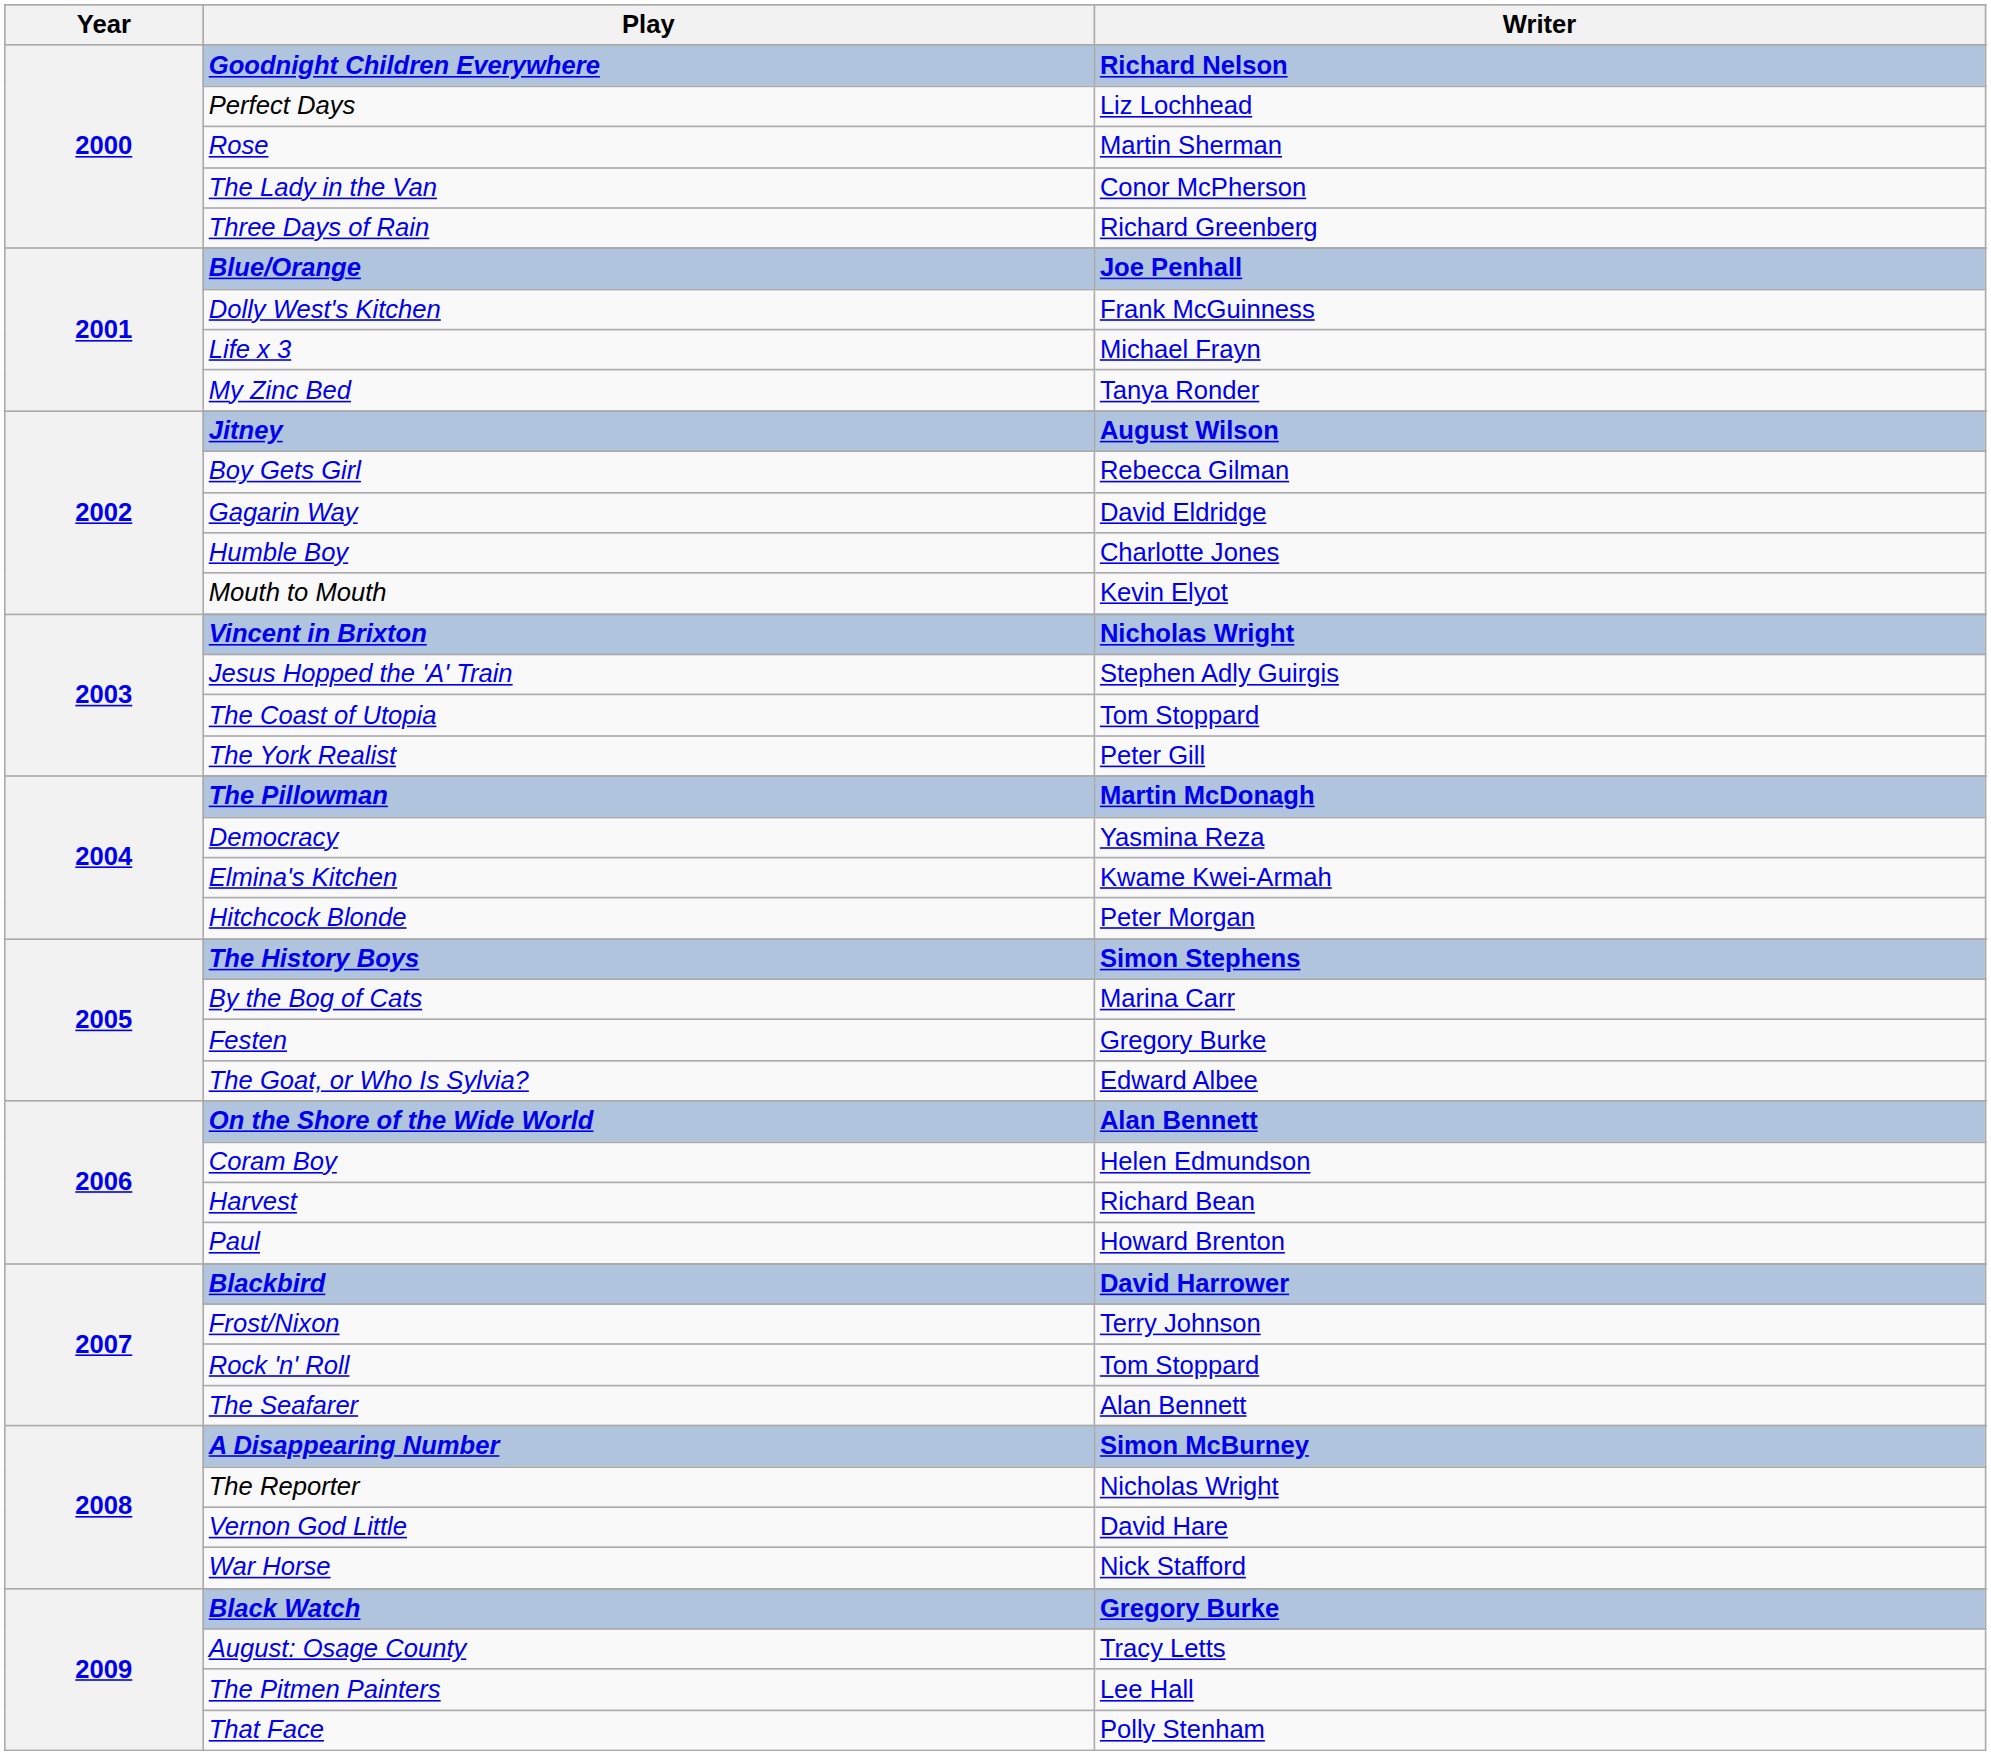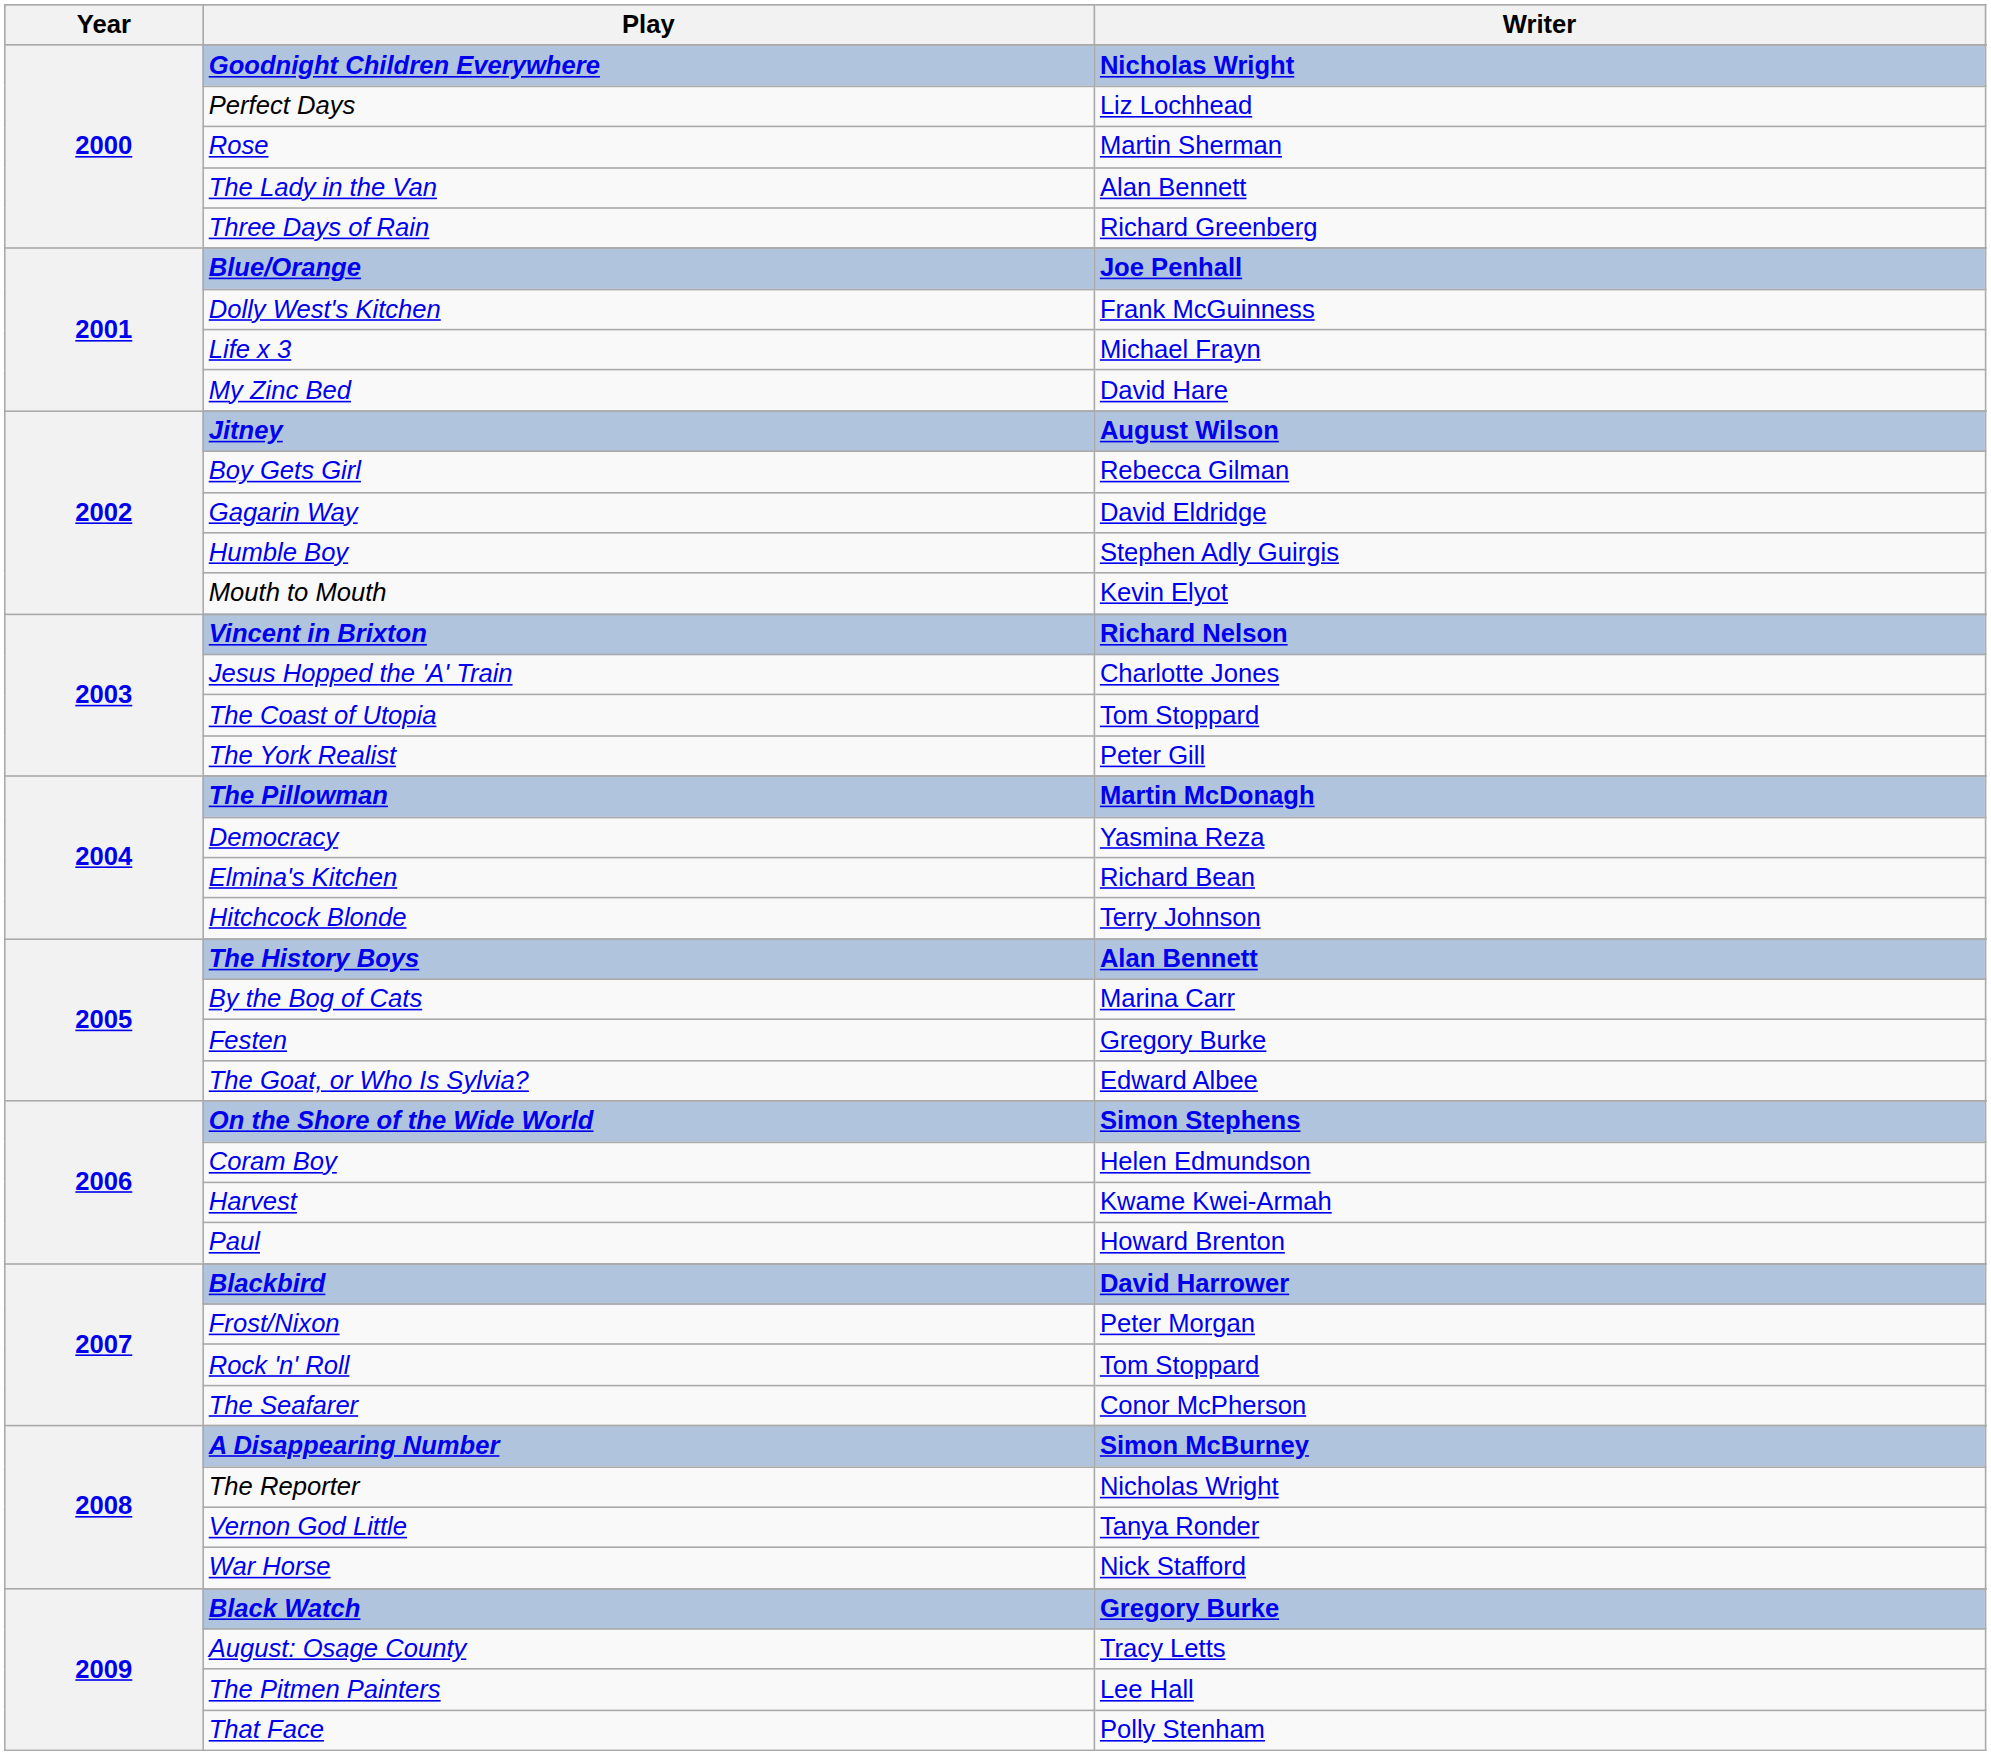(1194, 65) Richard Nelson -> (1197, 65) Nicholas Wright
(1203, 187) Conor McPherson -> (1173, 187) Alan Bennett
(1180, 390) Tanya Ronder -> (1164, 390) David Hare
(1190, 552) Charlotte Jones -> (1219, 552) Stephen Adly Guirgis
(1197, 633) Nicholas Wright -> (1194, 633) Richard Nelson
(1219, 674) Stephen Adly Guirgis -> (1190, 674) Charlotte Jones
(1216, 877) Kwame Kwei-Armah -> (1177, 877) Richard Bean
(1177, 918) Peter Morgan -> (1180, 918) Terry Johnson
(1200, 958) Simon Stephens -> (1179, 958) Alan Bennett
(1179, 1120) Alan Bennett -> (1200, 1120) Simon Stephens
(1177, 1202) Richard Bean -> (1216, 1202) Kwame Kwei-Armah
(1180, 1324) Terry Johnson -> (1177, 1324) Peter Morgan
(1173, 1405) Alan Bennett -> (1203, 1405) Conor McPherson
(1164, 1526) David Hare -> (1180, 1526) Tanya Ronder
